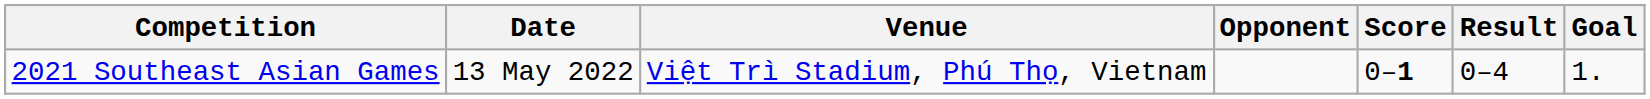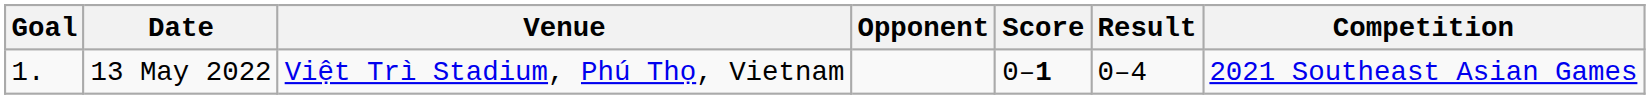columns swapped: (1604, 27) <-> (226, 27)
